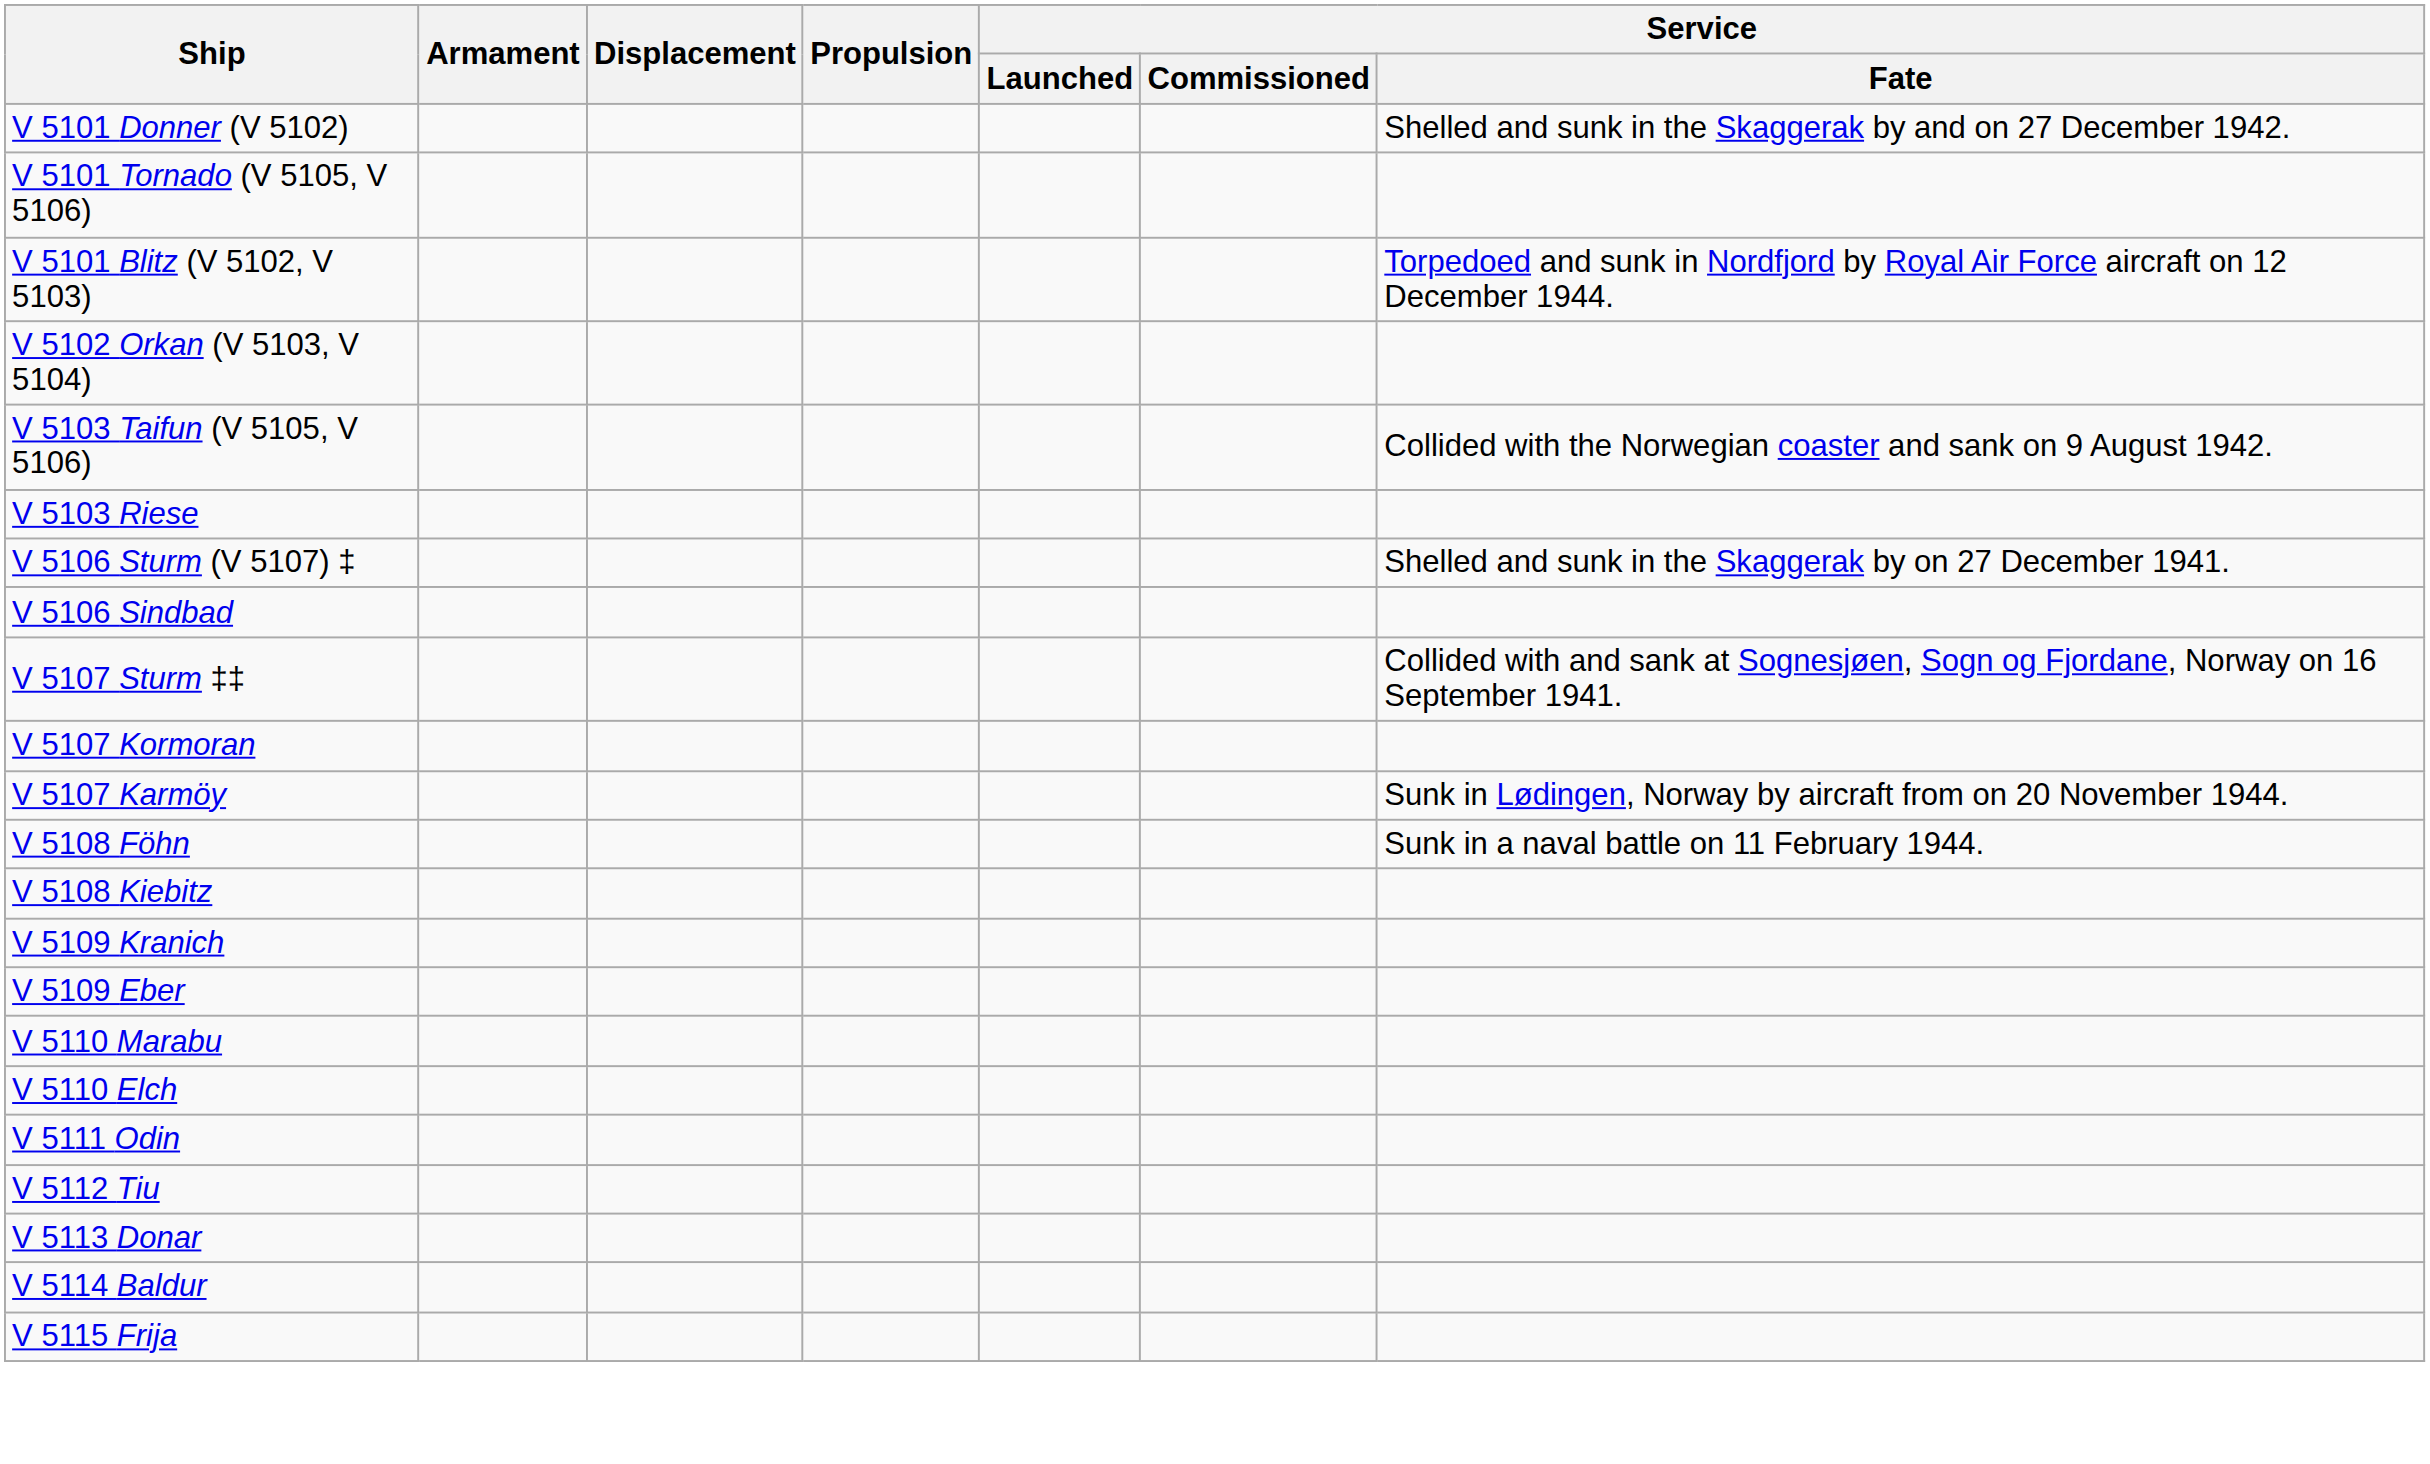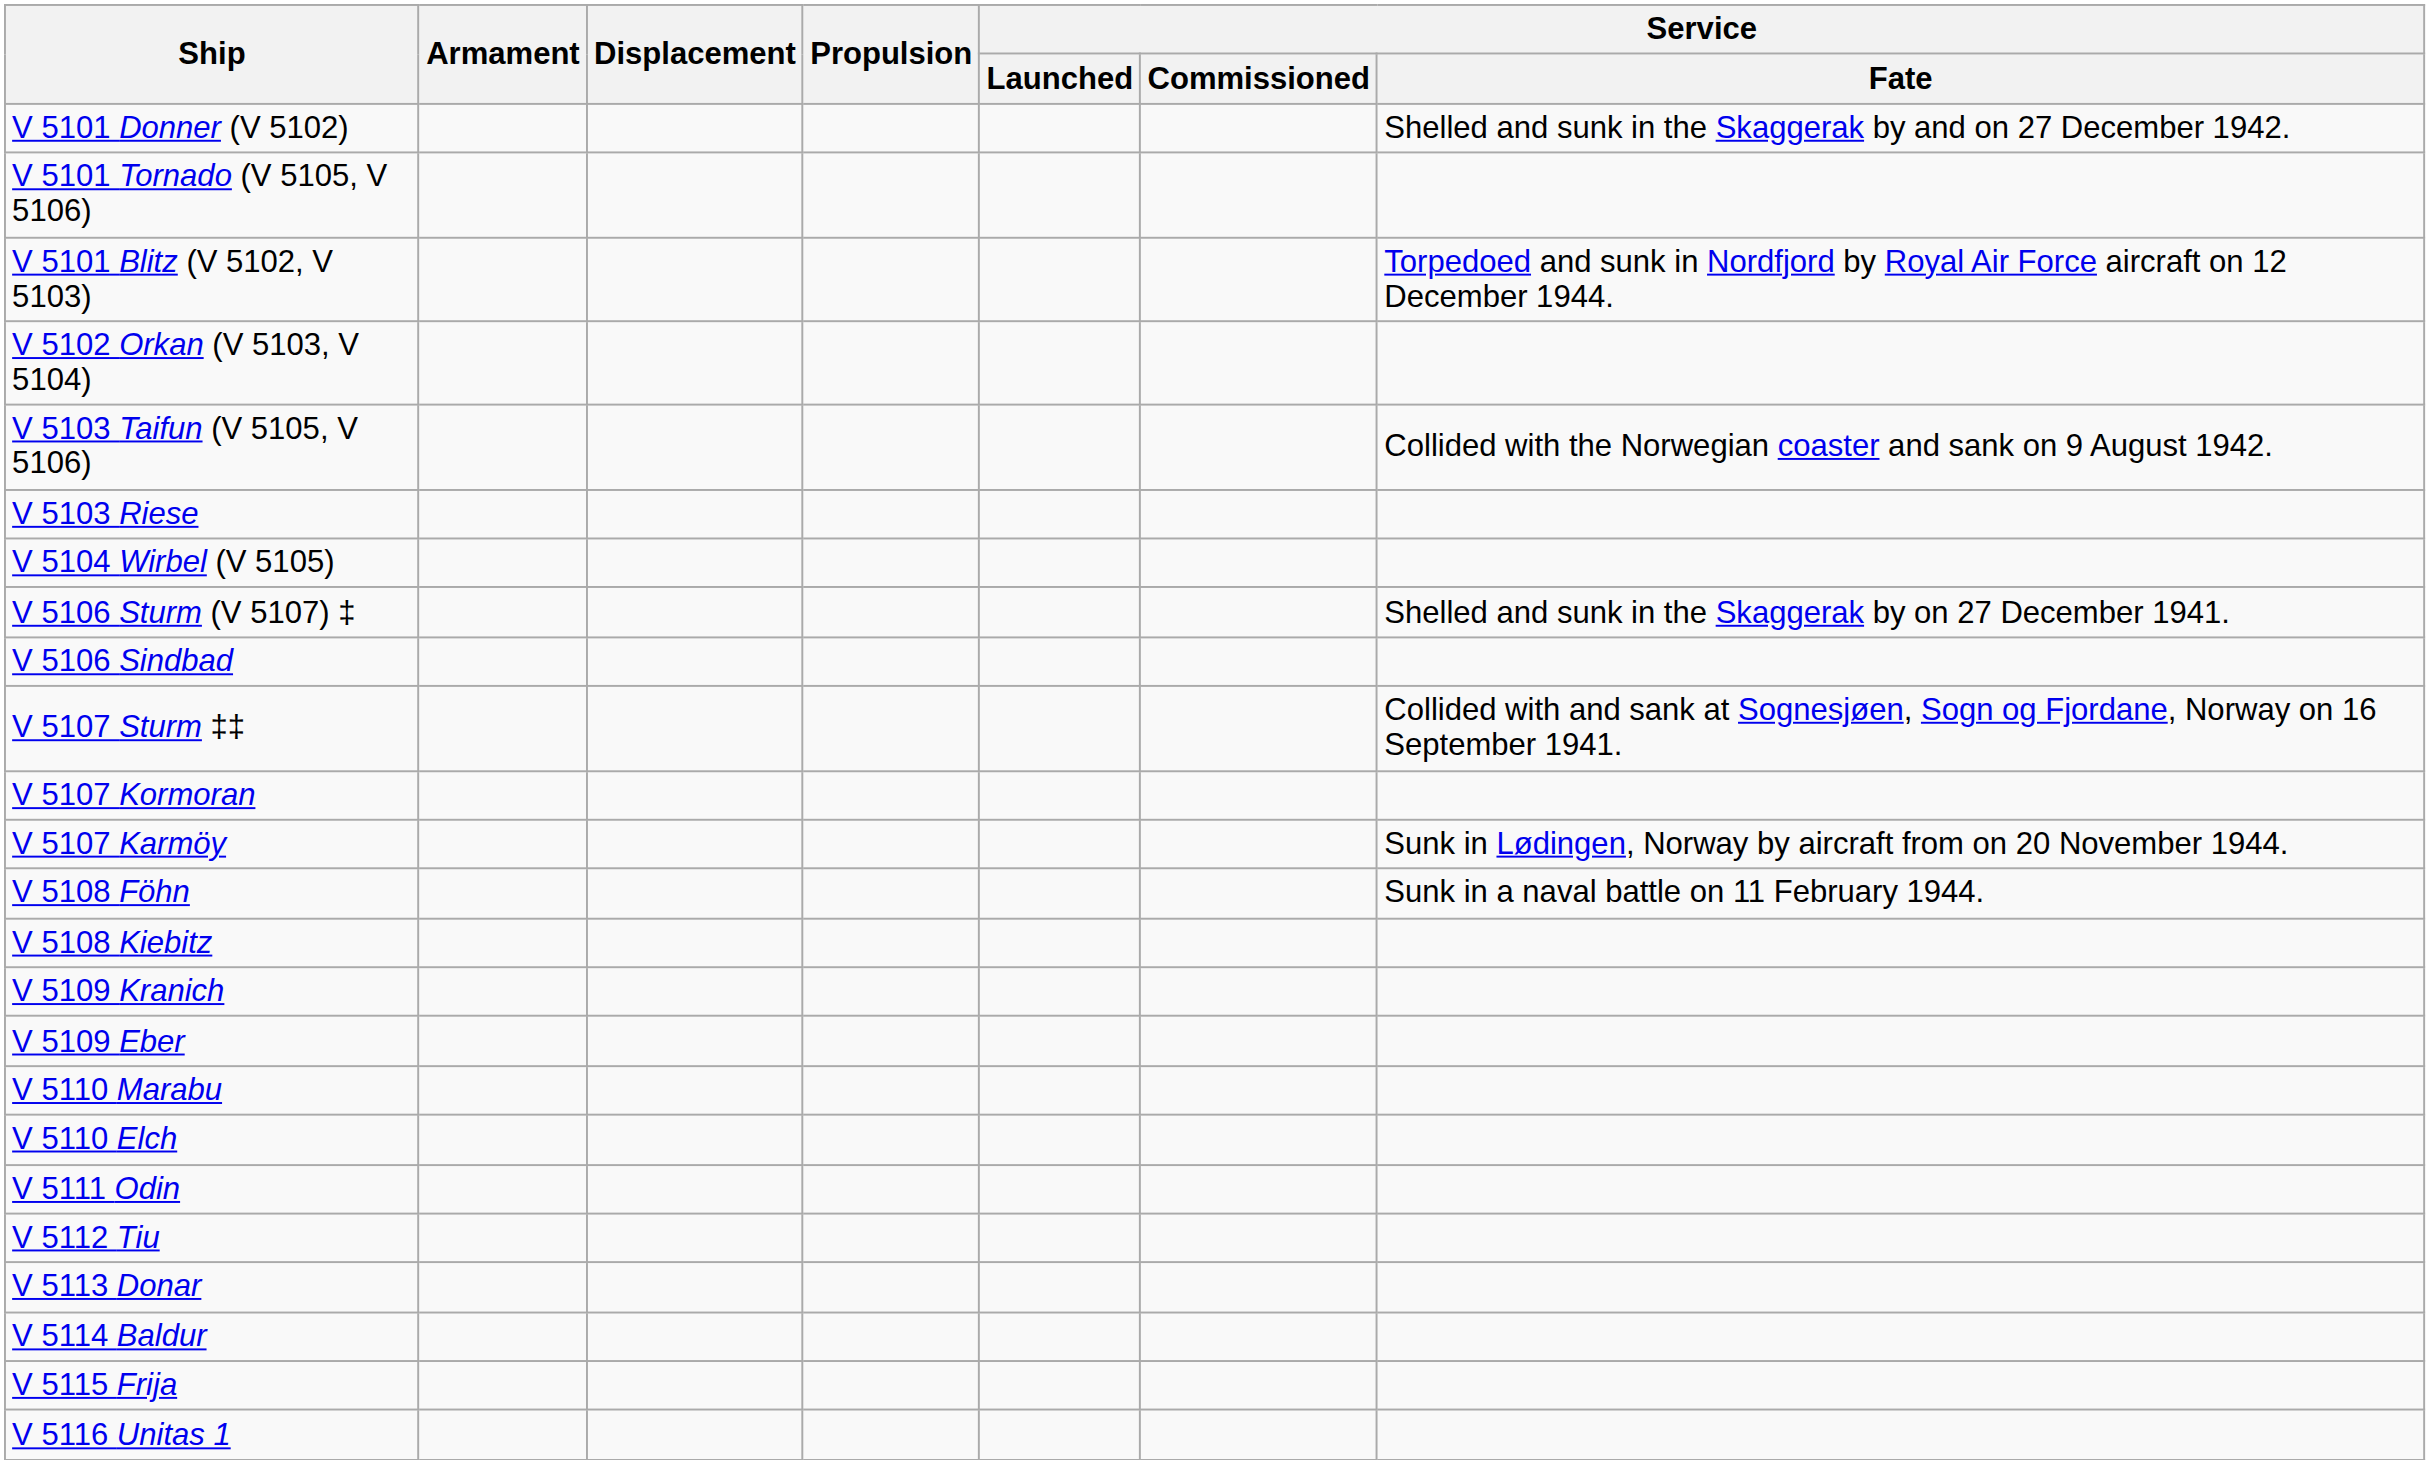+ row: (173, 562)
+ row: (121, 1434)
